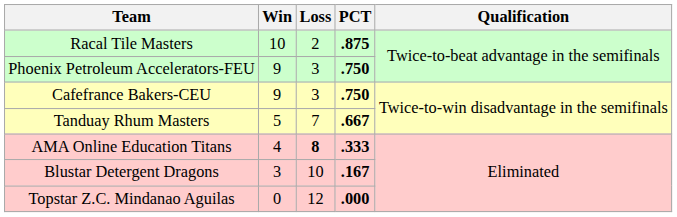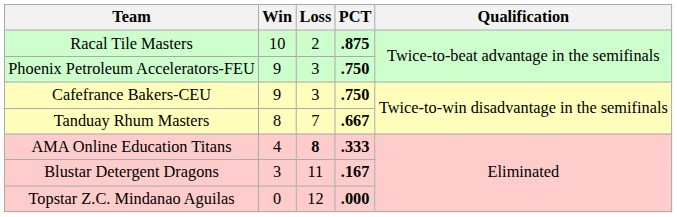(277, 120) 5 -> (277, 120) 8
(315, 172) 10 -> (315, 172) 11
